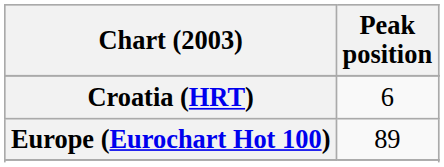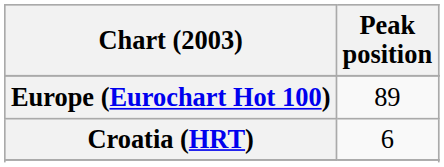rows swapped: (171, 97) <-> (171, 138)
